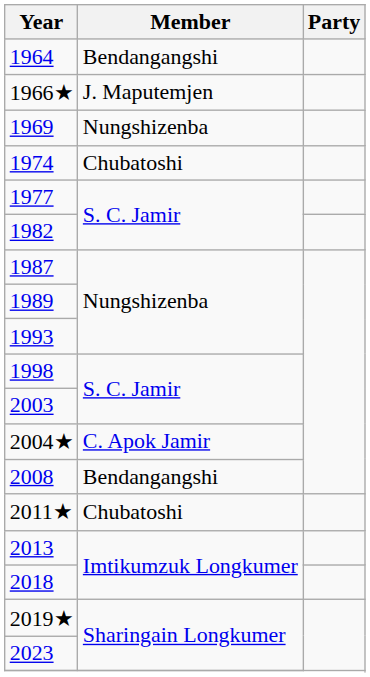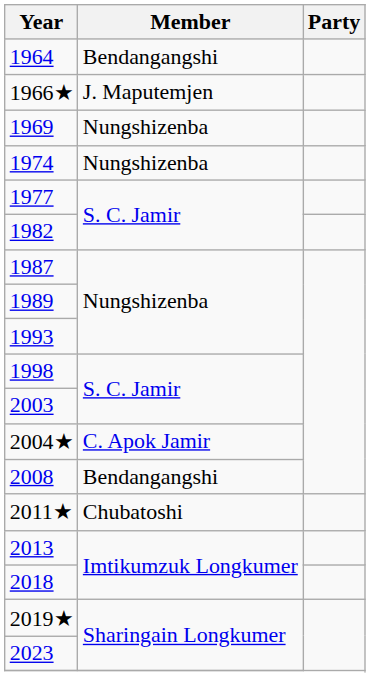(133, 162) Chubatoshi -> (146, 162) Nungshizenba
